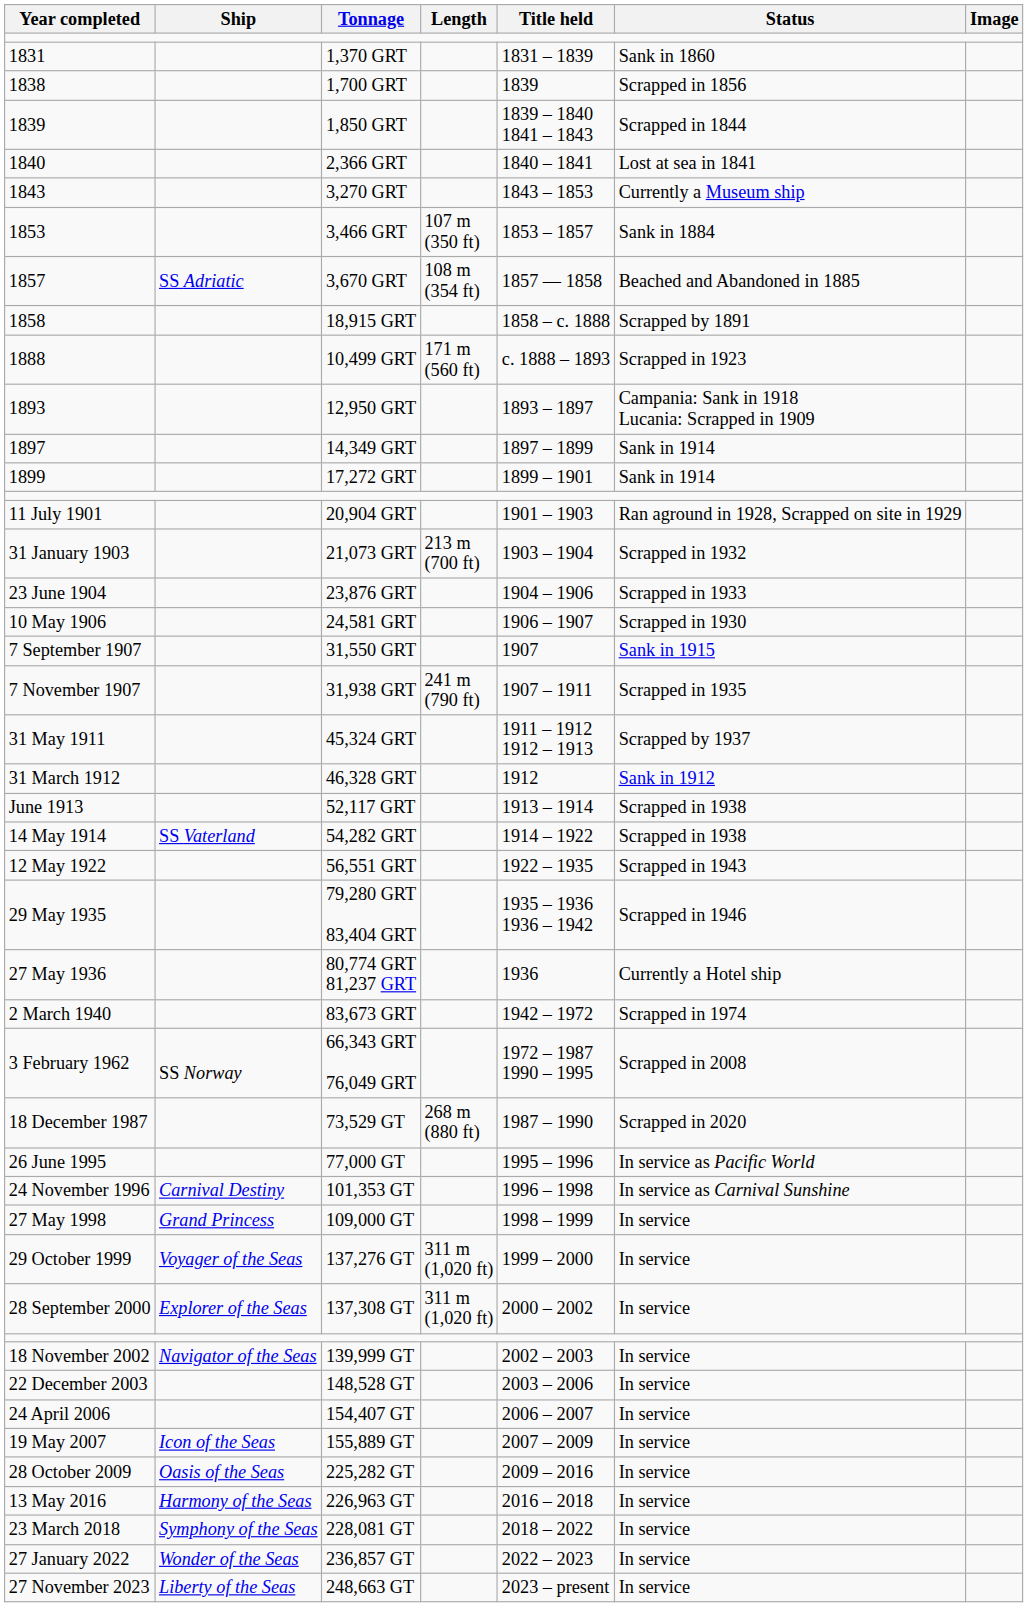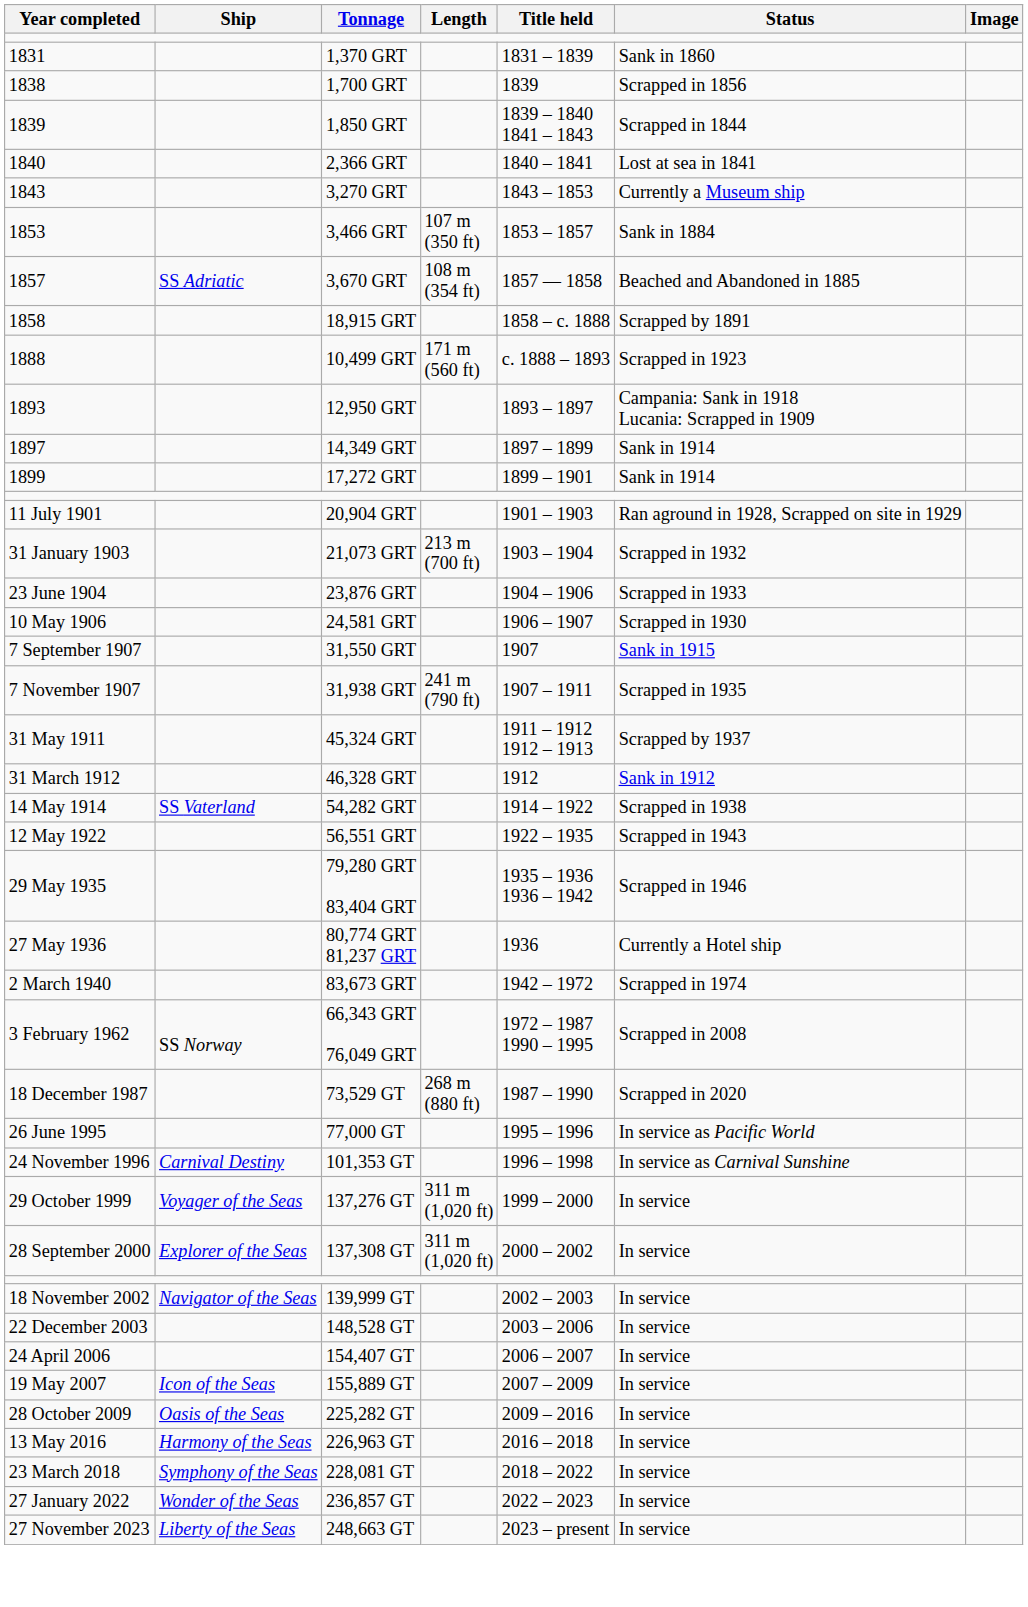- row: (46, 807)
- row: (57, 1219)
